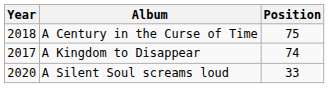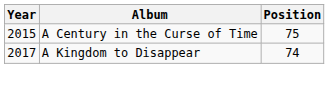(22, 34) 2018 -> (22, 34) 2015
- row: (135, 73)
